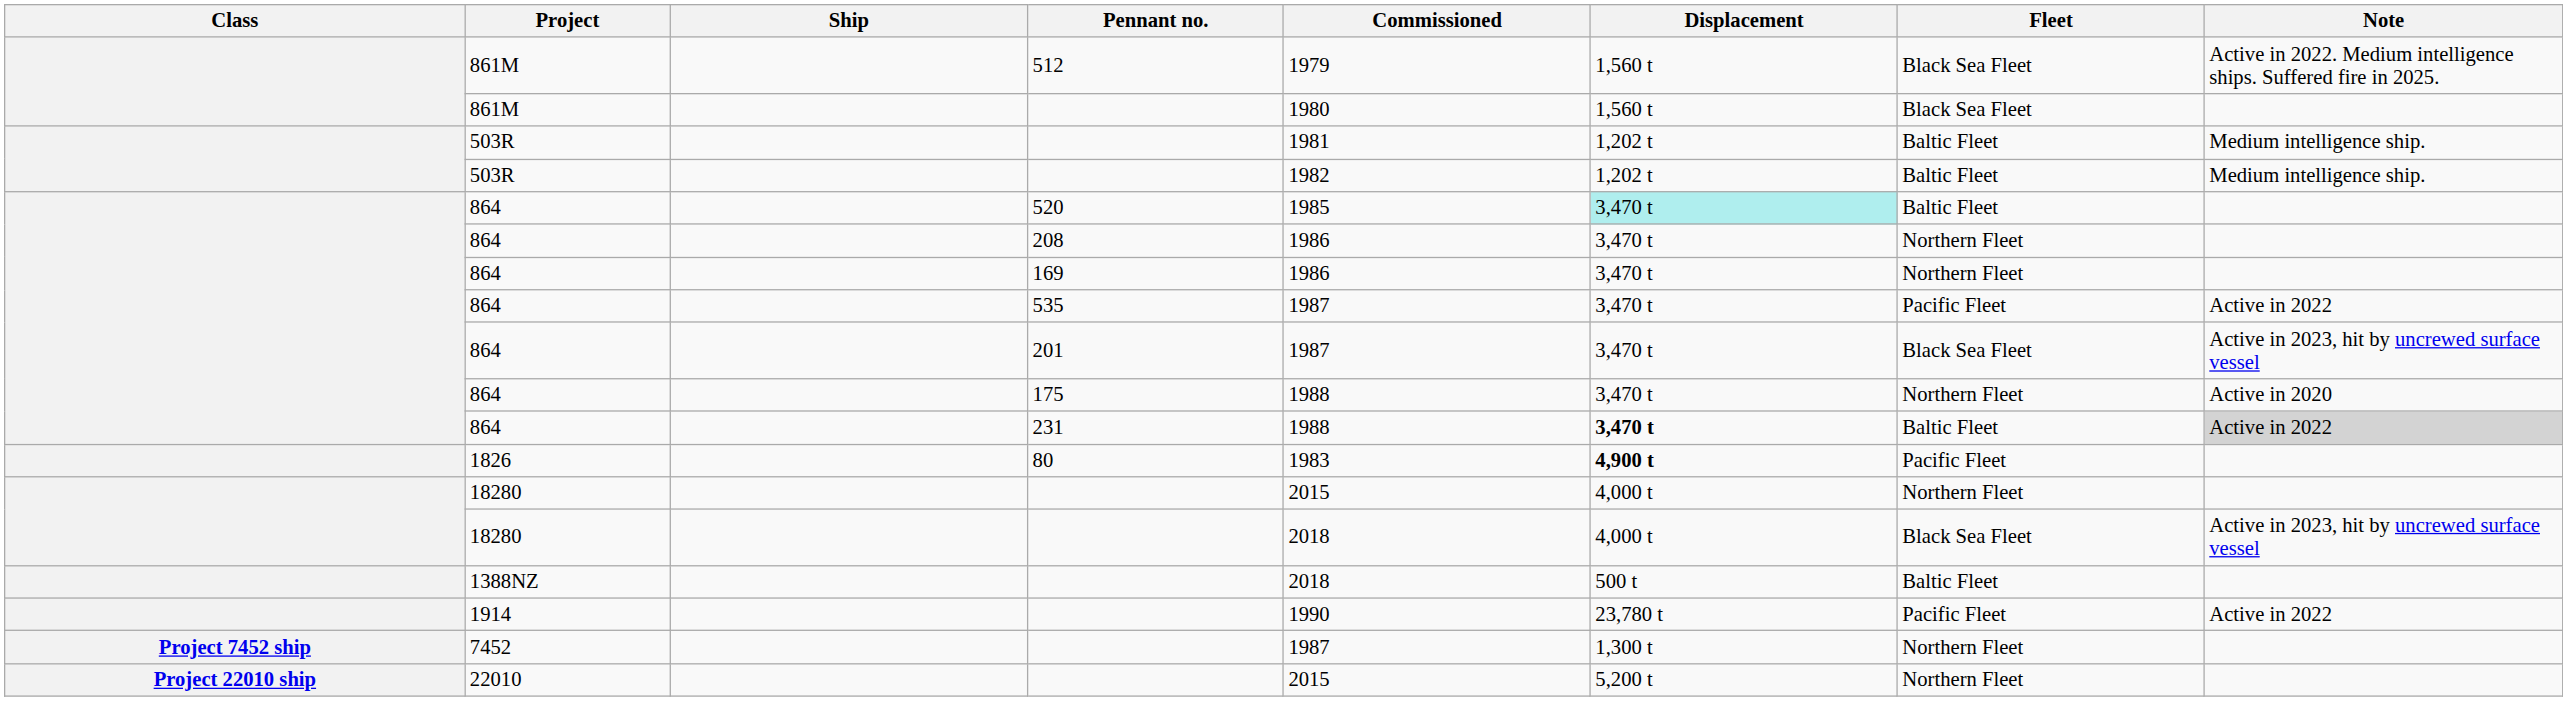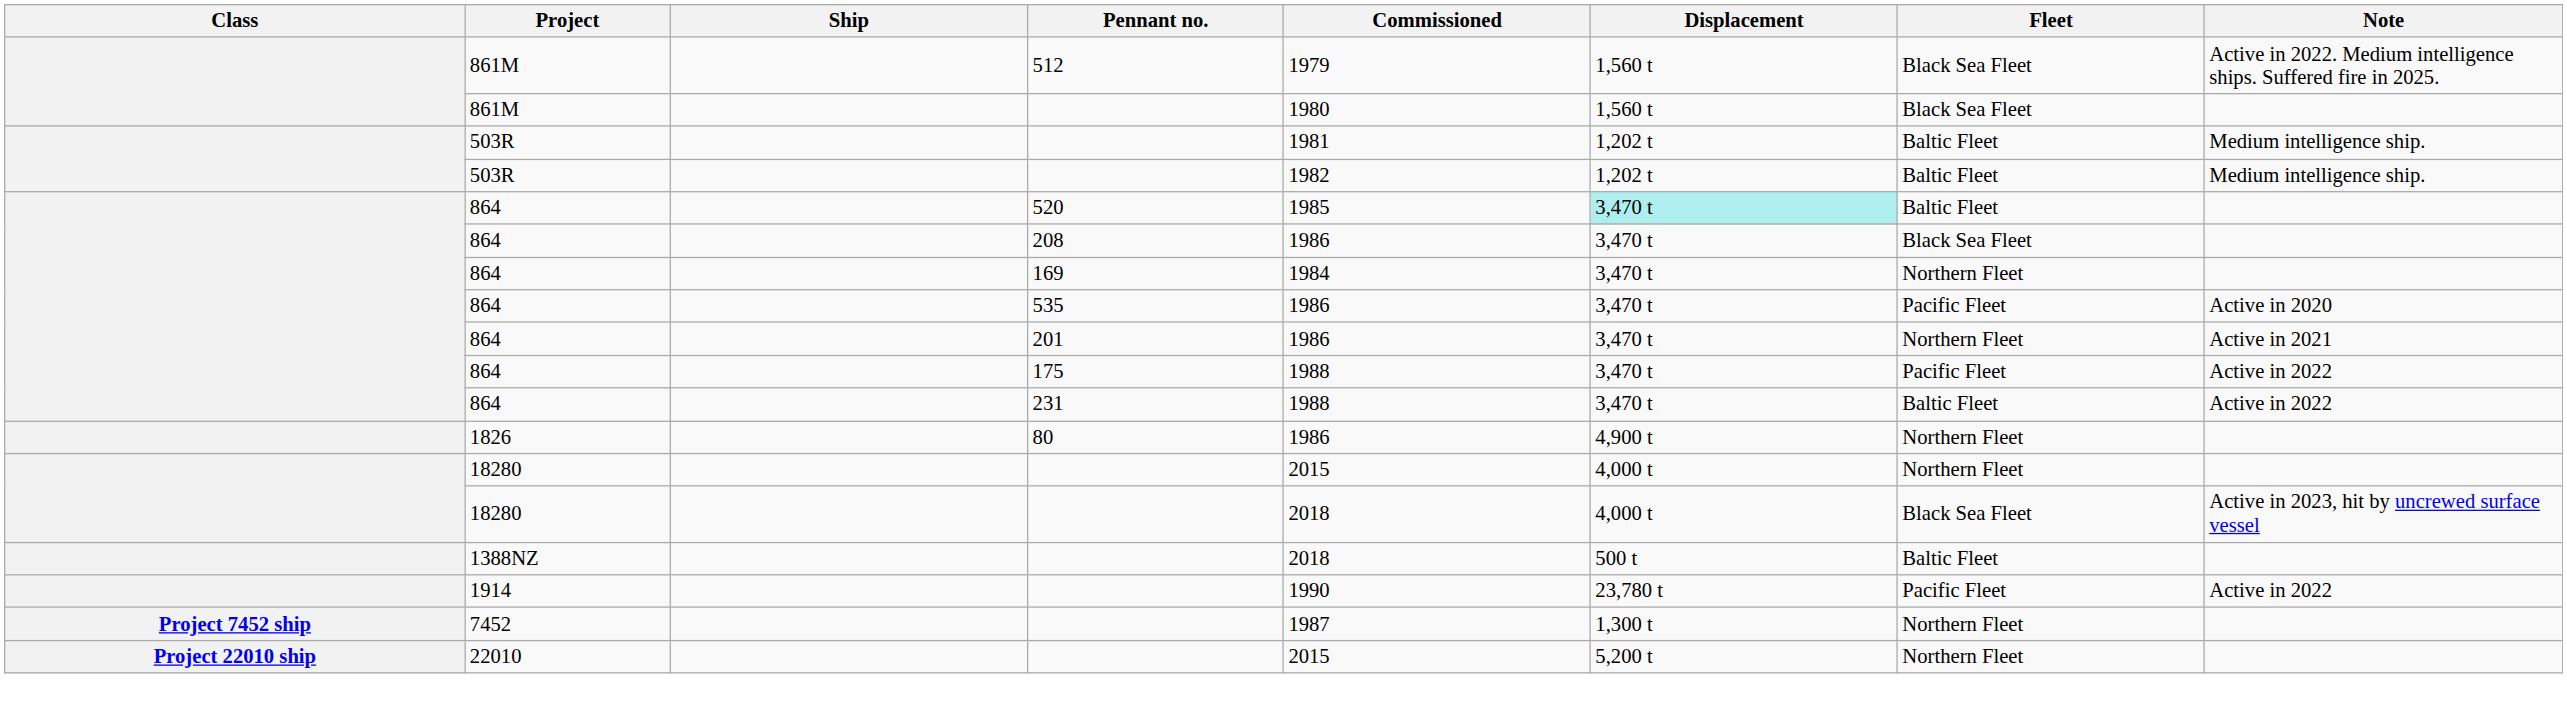(1963, 240) Northern Fleet -> (1967, 240) Black Sea Fleet
(1309, 273) 1986 -> (1309, 273) 1984
(1309, 305) 1987 -> (1309, 305) 1986
(2271, 305) Active in 2022 -> (2271, 305) Active in 2020
(1309, 350) 1987 -> (1309, 338) 1986
(1967, 350) Black Sea Fleet -> (1963, 338) Northern Fleet
(2375, 350) Active in 2023, hit by uncrewed surface vessel -> (2271, 338) Active in 2021
(1963, 394) Northern Fleet -> (1954, 371) Pacific Fleet
(2271, 394) Active in 2020 -> (2271, 371) Active in 2022
(1625, 427) bold -> (1624, 404) normal
(2271, 427) lightgrey background -> (2271, 404) no background
(1309, 460) 1983 -> (1309, 436) 1986
(1625, 460) bold -> (1624, 436) normal
(1954, 460) Pacific Fleet -> (1963, 436) Northern Fleet
